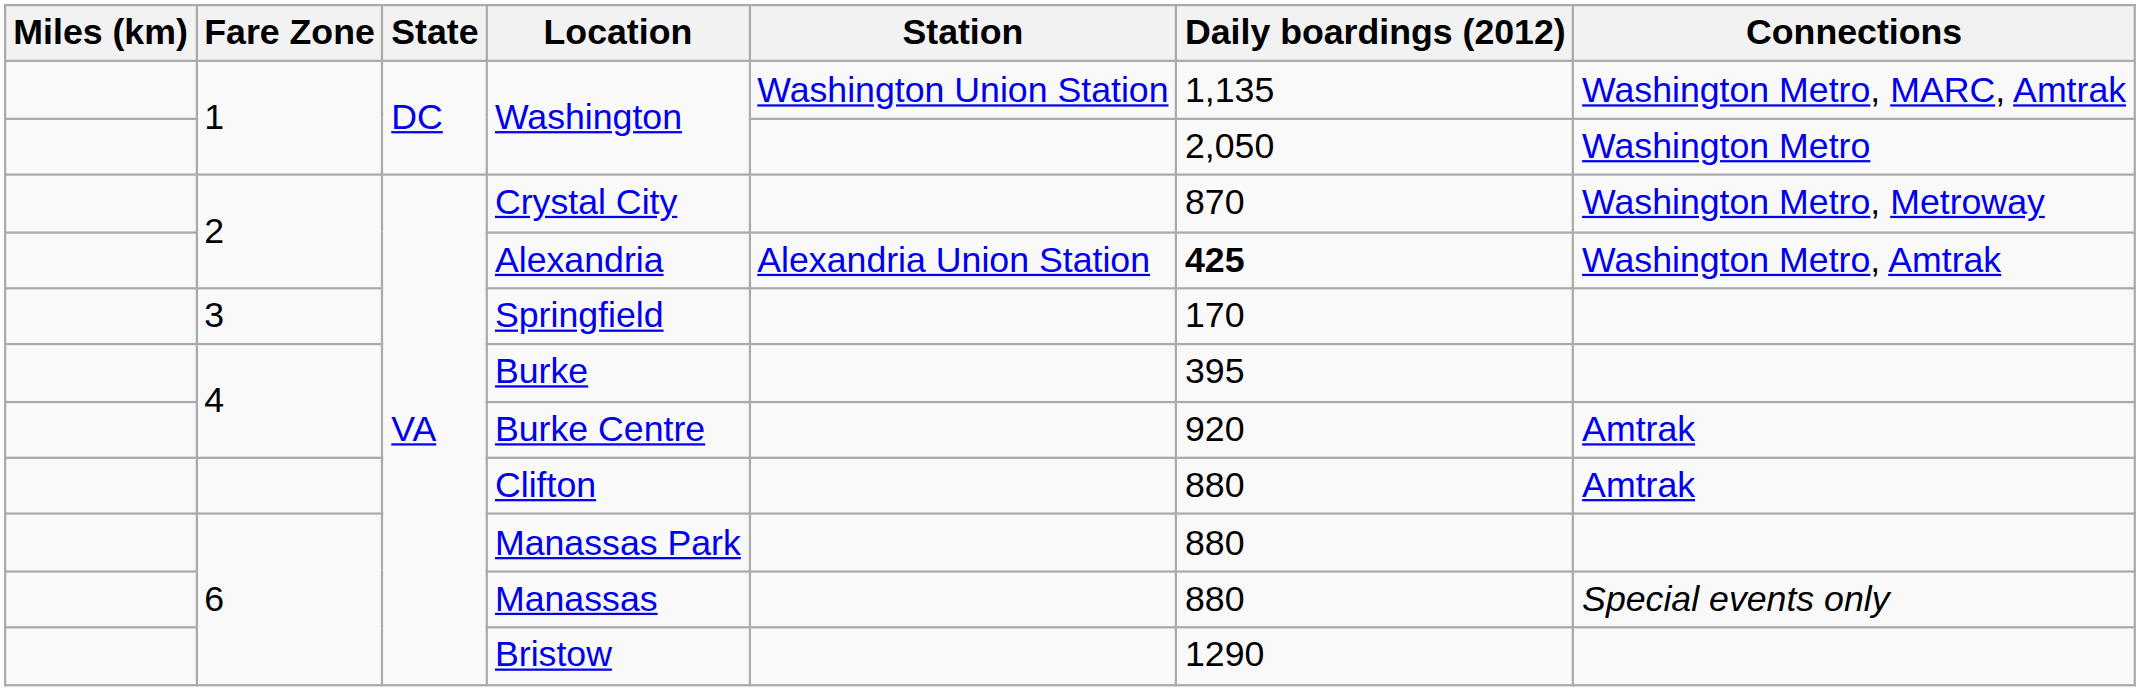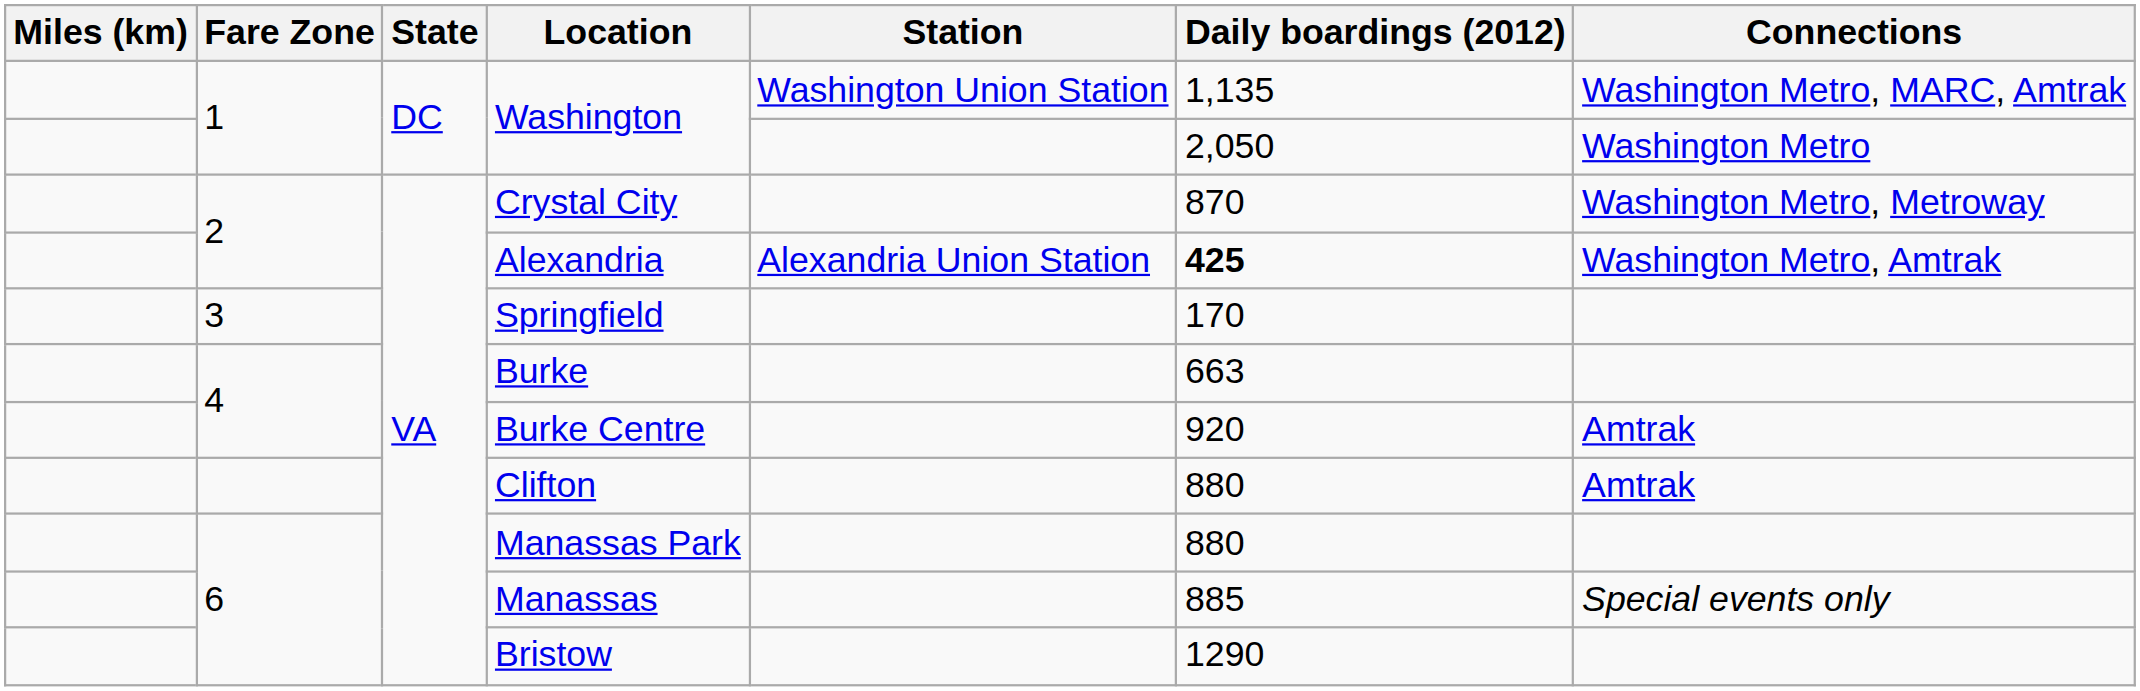(1215, 372) 395 -> (1215, 372) 663
(1215, 598) 880 -> (1215, 598) 885
